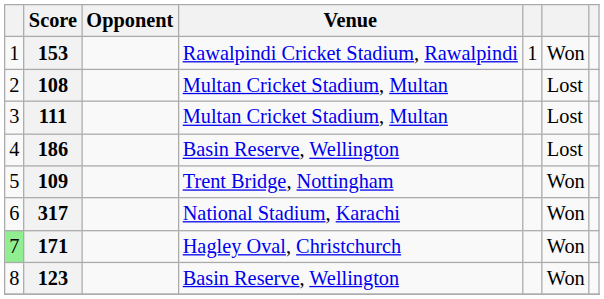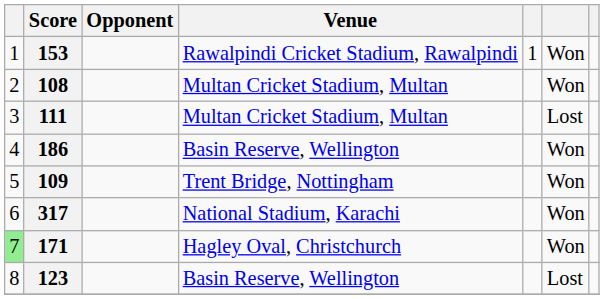(565, 85) Lost -> (566, 85) Won
(565, 149) Lost -> (566, 149) Won
(566, 278) Won -> (565, 278) Lost
